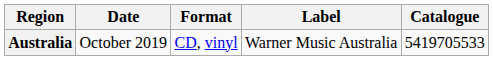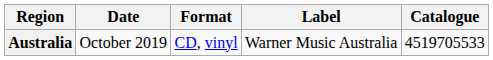(445, 42) 5419705533 -> (445, 42) 4519705533
